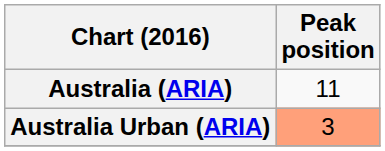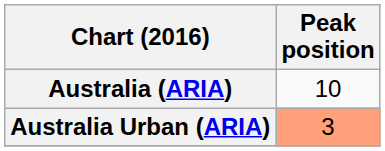(328, 88) 11 -> (328, 88) 10
